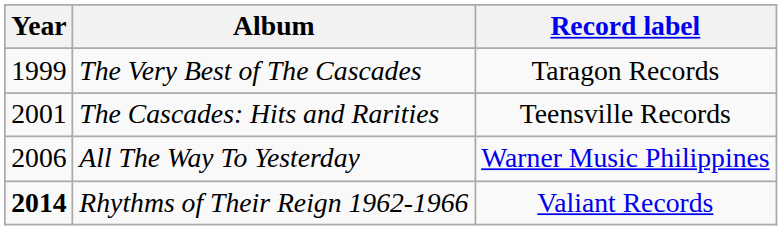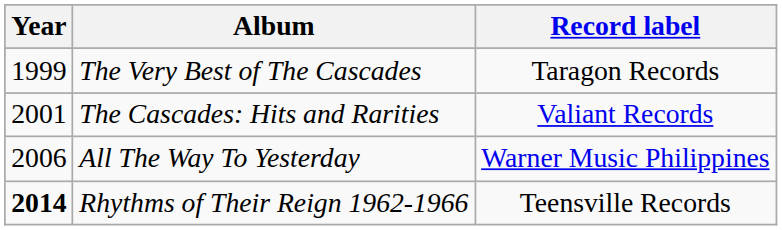(625, 114) Teensville Records -> (625, 114) Valiant Records
(625, 202) Valiant Records -> (625, 202) Teensville Records
